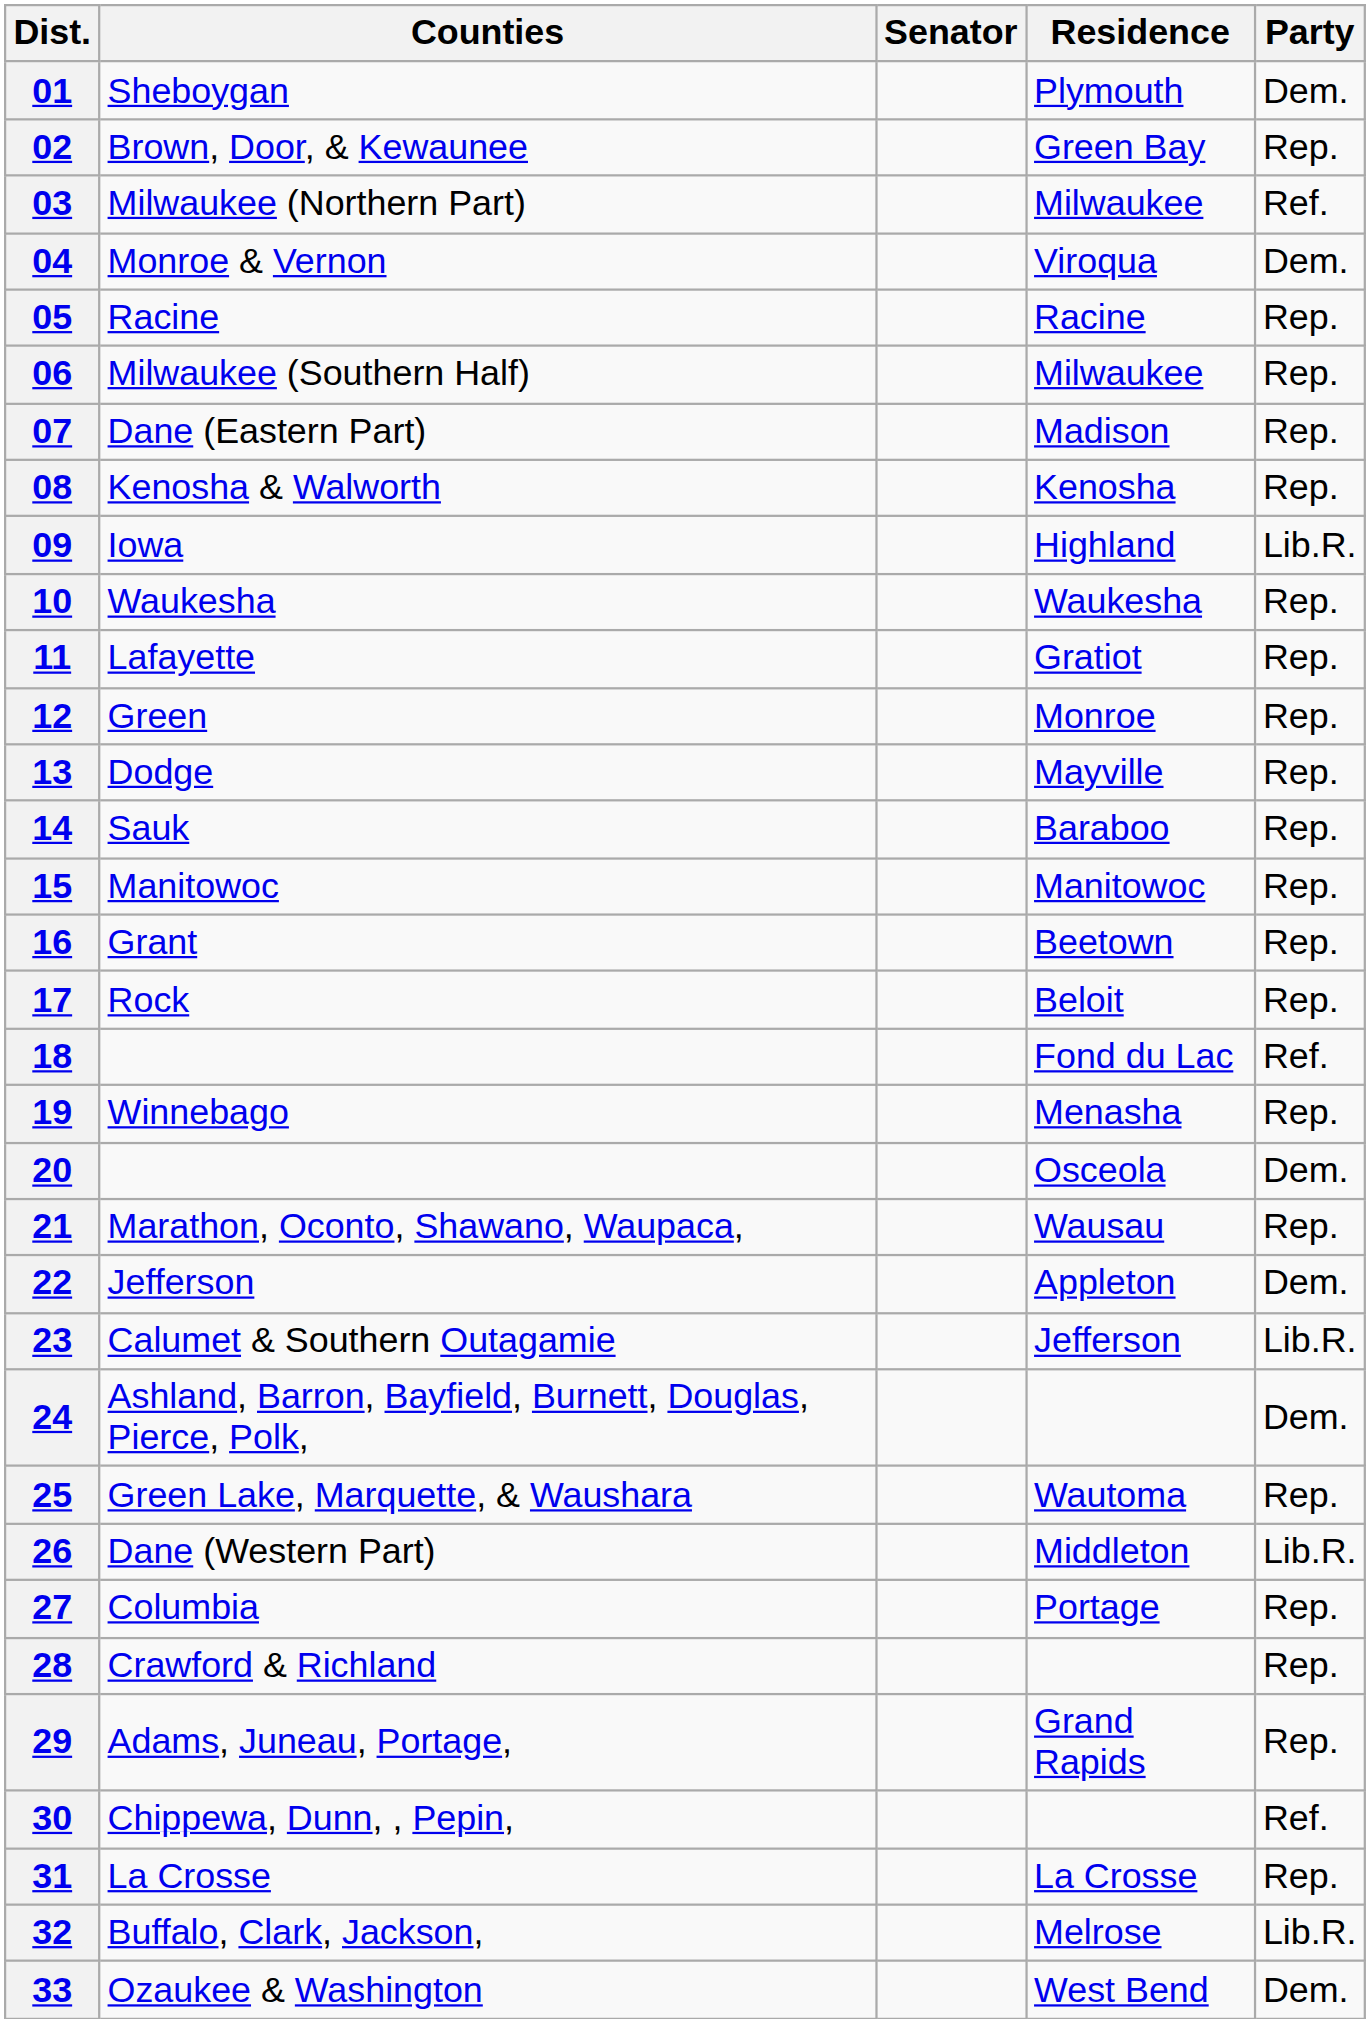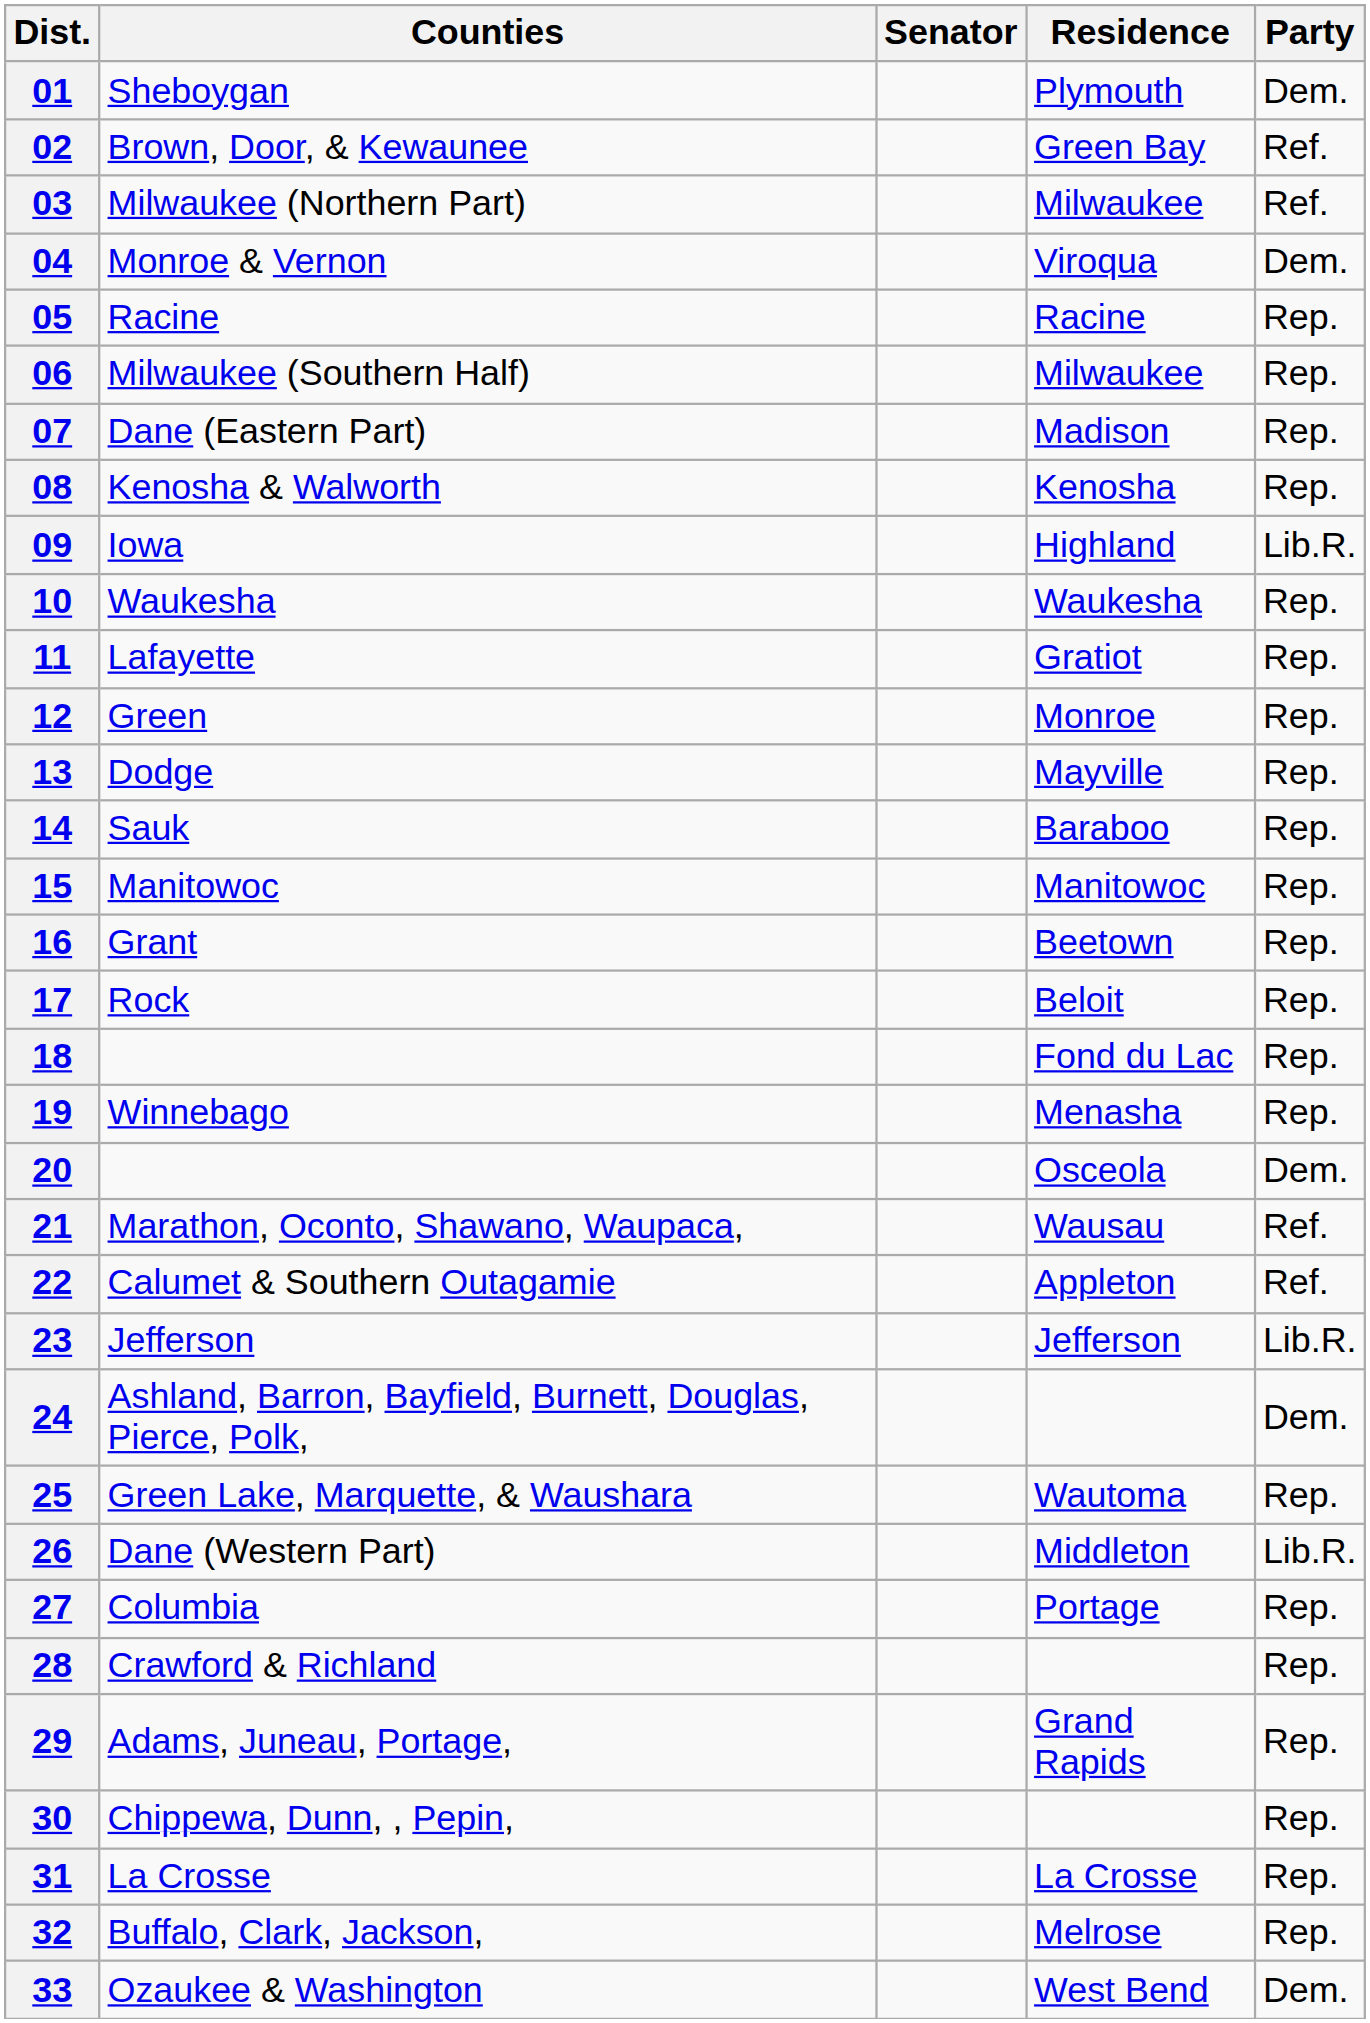(1301, 146) Rep. -> (1296, 146) Ref.
(1296, 1056) Ref. -> (1301, 1056) Rep.
(1301, 1226) Rep. -> (1296, 1226) Ref.
(181, 1283) Jefferson -> (362, 1283) Calumet & Southern Outagamie
(1306, 1283) Dem. -> (1296, 1283) Ref.
(362, 1340) Calumet & Southern Outagamie -> (181, 1340) Jefferson
(1296, 1818) Ref. -> (1301, 1818) Rep.
(1310, 1932) Lib.R. -> (1301, 1932) Rep.
